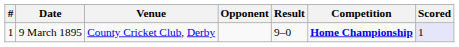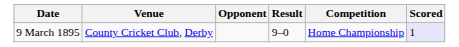- column: (10, 13)
(361, 32) bold -> (356, 32) normal
